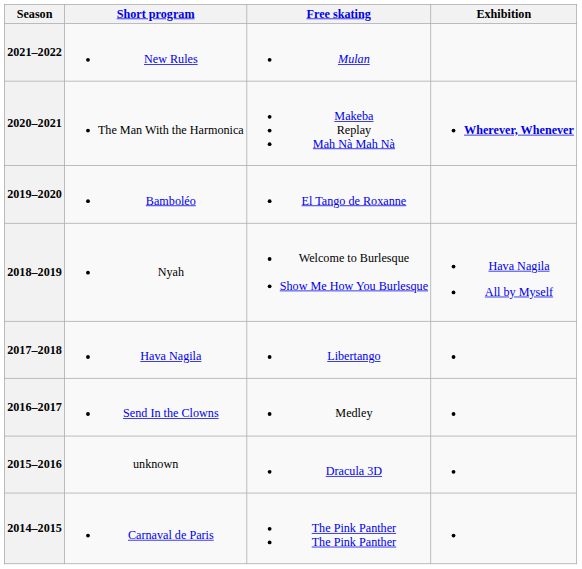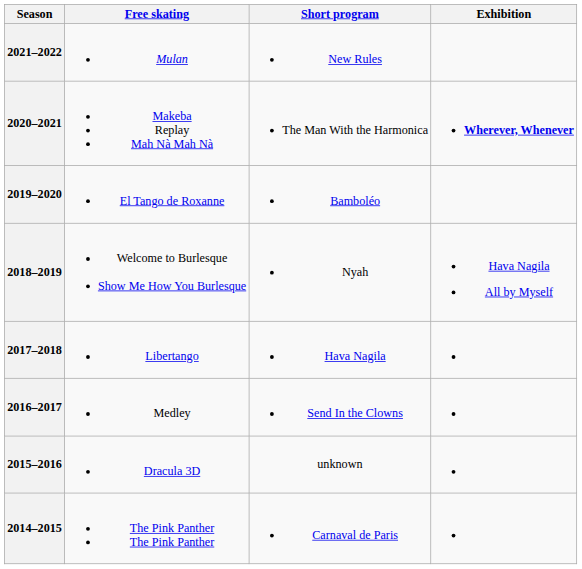columns swapped: (156, 14) <-> (339, 14)
